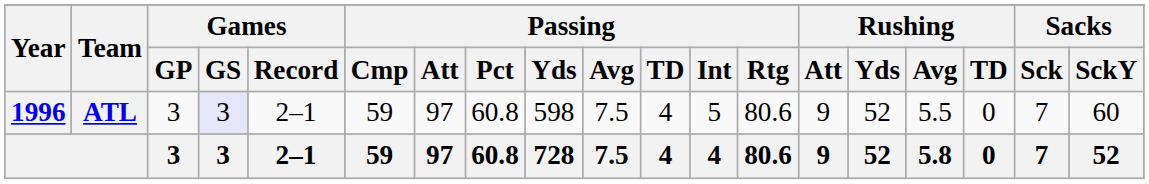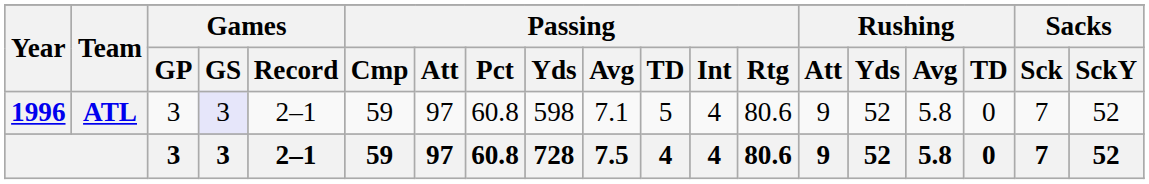(612, 112) 7.5 -> (612, 112) 7.1
(665, 112) 4 -> (665, 112) 5
(714, 112) 5 -> (714, 112) 4
(935, 112) 5.5 -> (935, 112) 5.8
(1106, 112) 60 -> (1106, 112) 52
